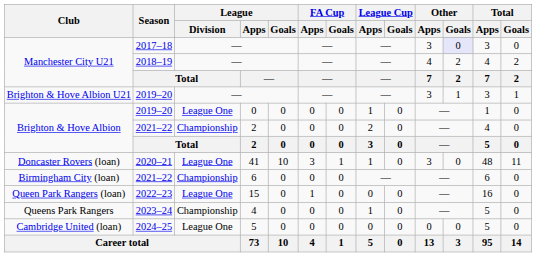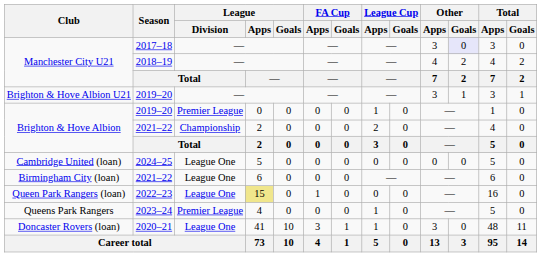(207, 111) League One -> (210, 111) Premier League
rows swapped: (69, 161) <-> (69, 227)
(207, 177) Championship -> (210, 177) League One
(254, 194) no background -> (259, 194) khaki background
(207, 210) Championship -> (210, 210) Premier League
